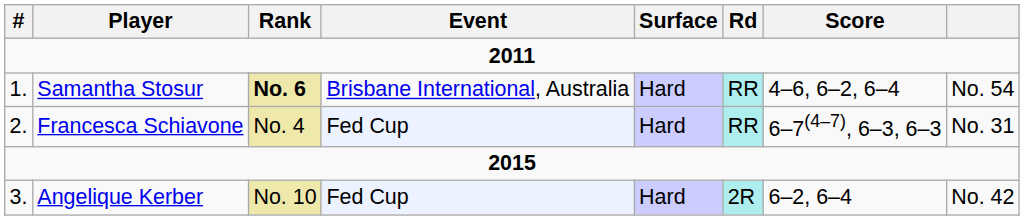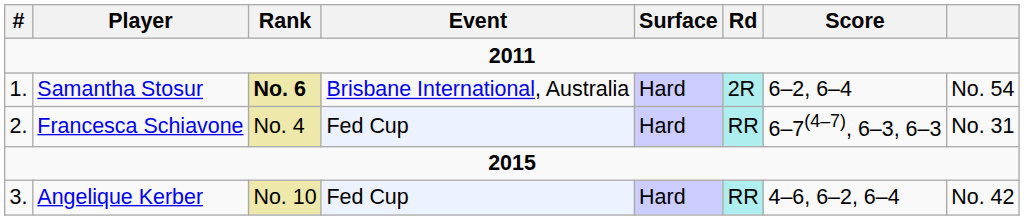(743, 89) RR -> (741, 89) 2R
(834, 89) 4–6, 6–2, 6–4 -> (810, 89) 6–2, 6–4
(741, 197) 2R -> (743, 197) RR
(810, 197) 6–2, 6–4 -> (834, 197) 4–6, 6–2, 6–4
